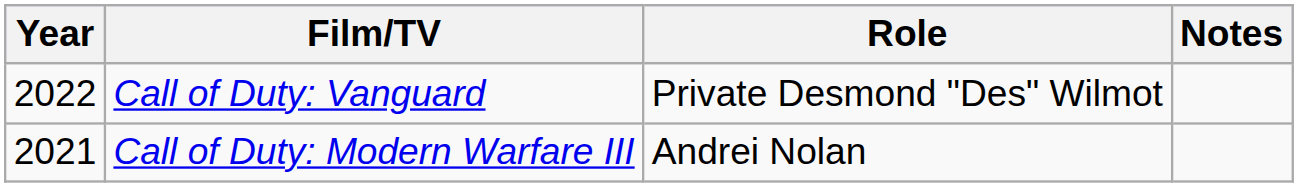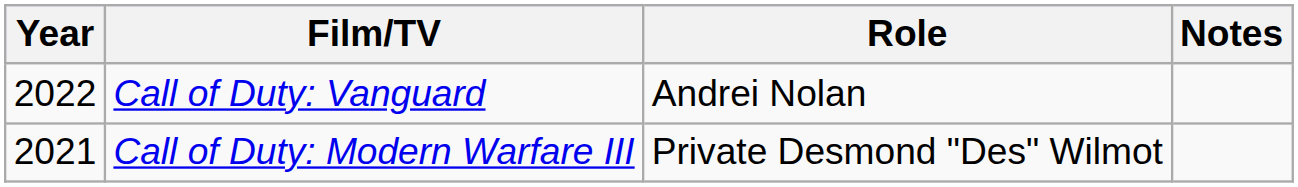(907, 92) Private Desmond "Des" Wilmot -> (759, 92) Andrei Nolan
(759, 151) Andrei Nolan -> (907, 151) Private Desmond "Des" Wilmot
